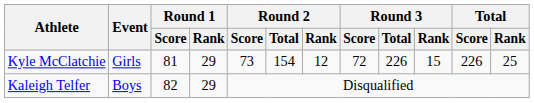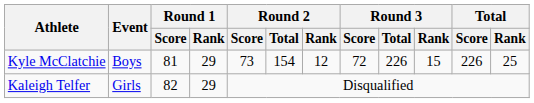(127, 62) Girls -> (127, 62) Boys
(127, 85) Boys -> (127, 85) Girls
